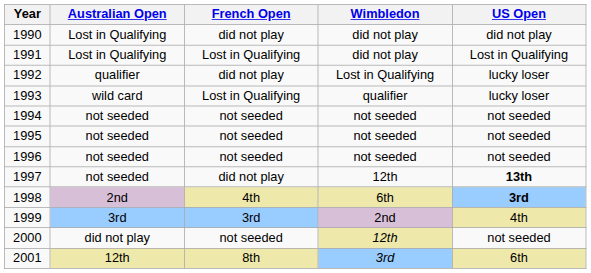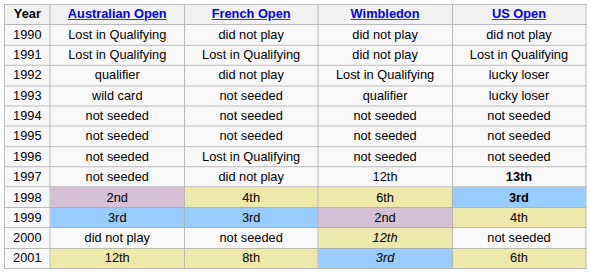(251, 95) Lost in Qualifying -> (251, 95) not seeded
(251, 156) not seeded -> (251, 156) Lost in Qualifying
